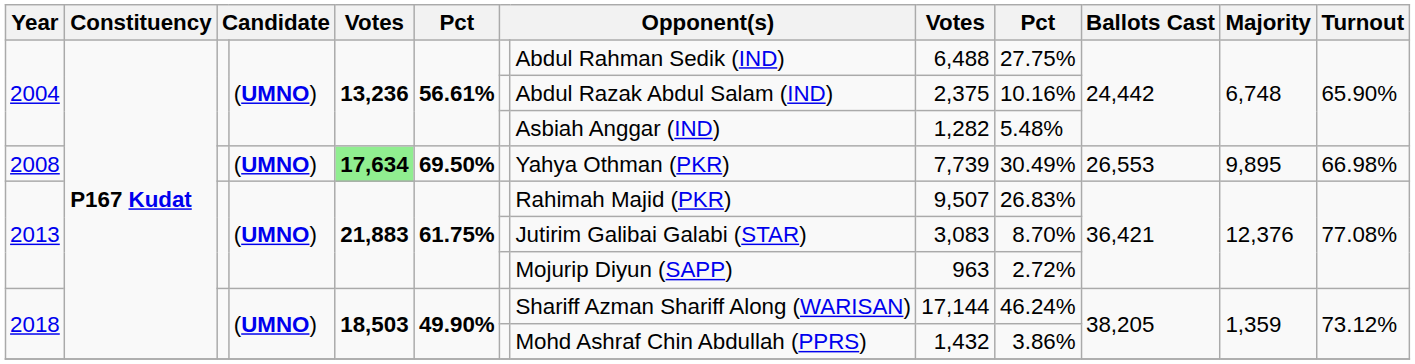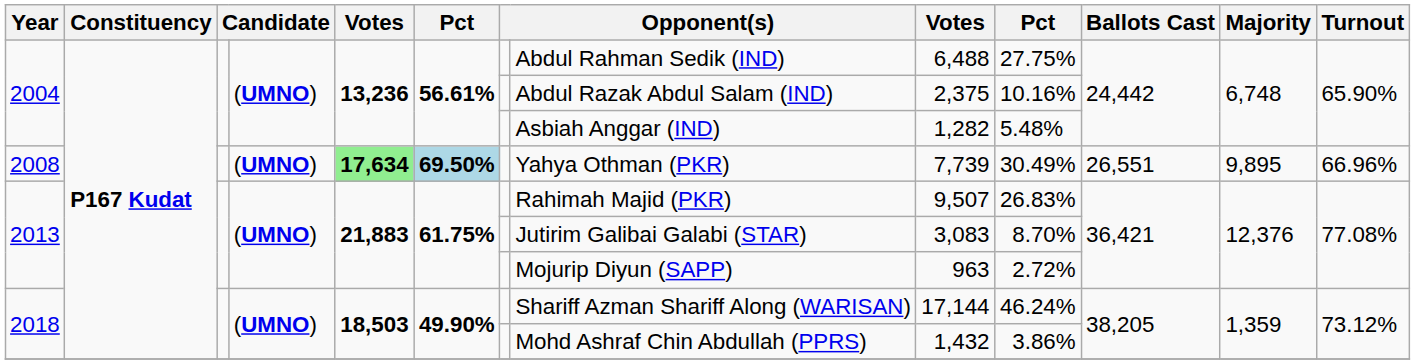(457, 164) no background -> (457, 164) lightblue background
(1120, 164) 26,553 -> (1120, 164) 26,551
(1359, 164) 66.98% -> (1359, 164) 66.96%
